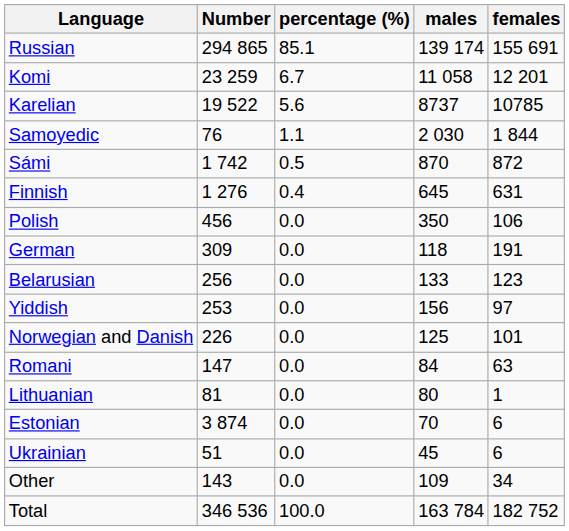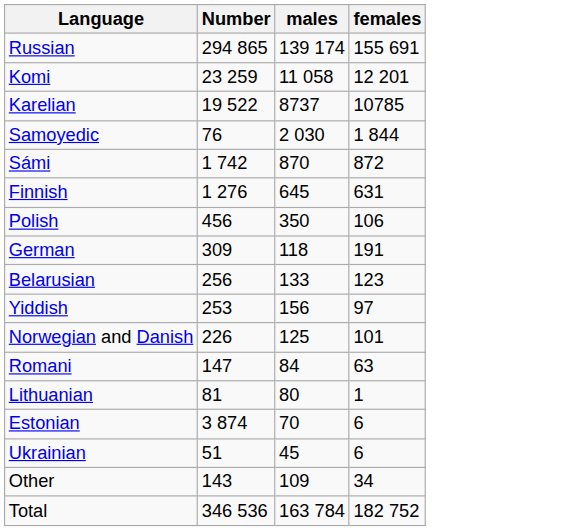- column: (344, 18)
